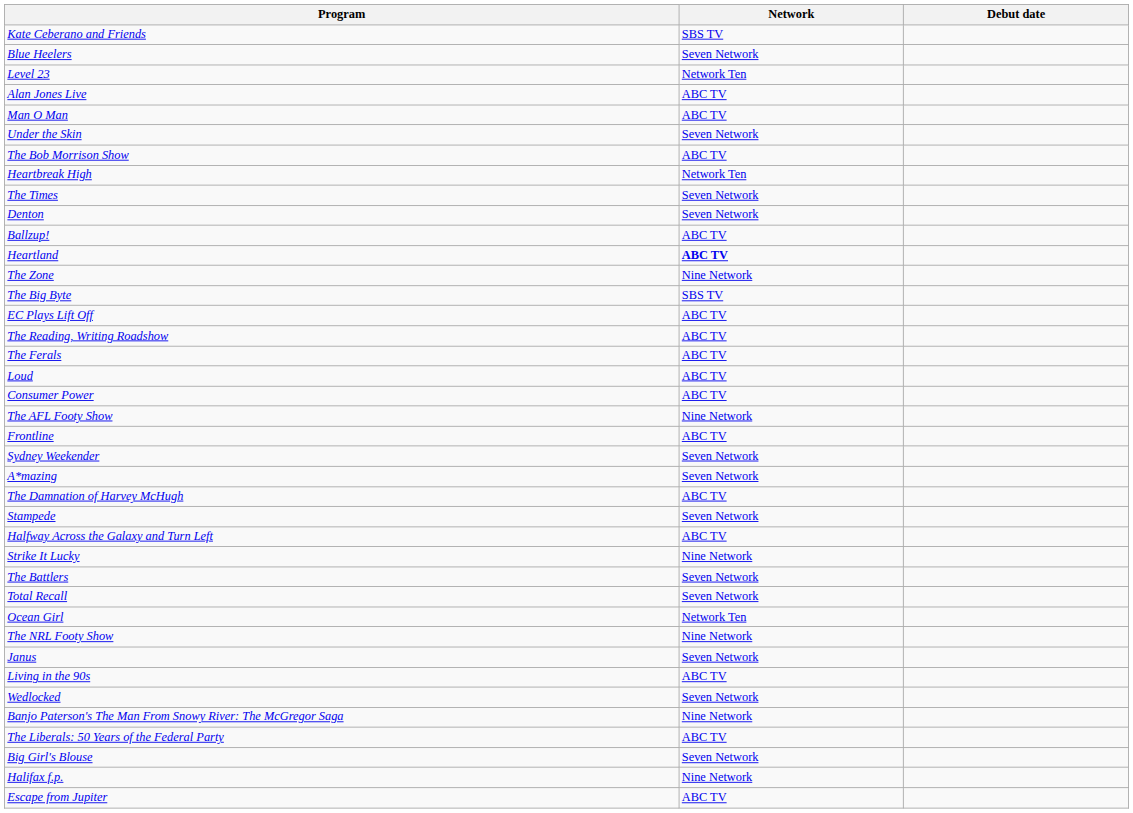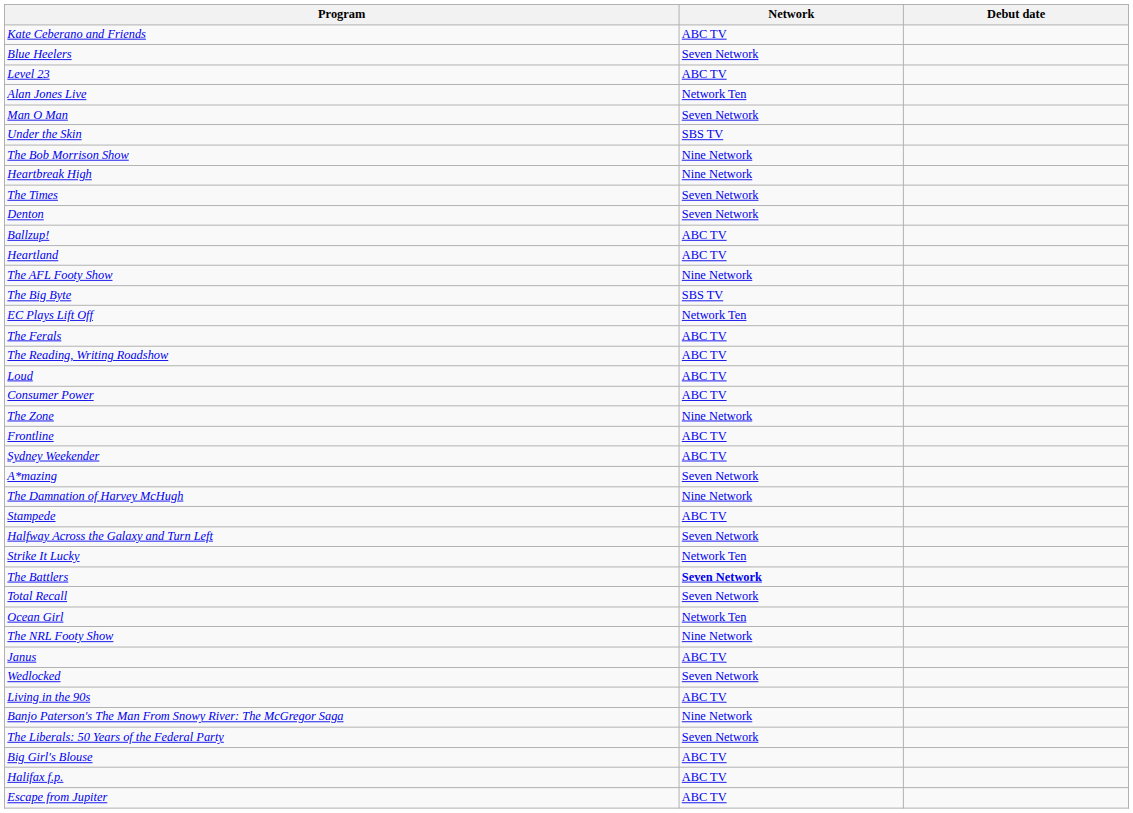(703, 34) SBS TV -> (704, 34) ABC TV
(714, 74) Network Ten -> (704, 74) ABC TV
(704, 94) ABC TV -> (714, 94) Network Ten
(704, 114) ABC TV -> (720, 114) Seven Network
(720, 134) Seven Network -> (703, 134) SBS TV
(704, 155) ABC TV -> (717, 155) Nine Network
(714, 175) Network Ten -> (717, 175) Nine Network
(705, 255) bold -> (704, 255) normal
rows swapped: (60, 416) <-> (31, 275)
(704, 315) ABC TV -> (714, 315) Network Ten
rows swapped: (88, 335) <-> (34, 355)
(720, 456) Seven Network -> (704, 456) ABC TV
(704, 496) ABC TV -> (717, 496) Nine Network
(720, 516) Seven Network -> (704, 516) ABC TV
(704, 536) ABC TV -> (720, 536) Seven Network
(717, 556) Nine Network -> (714, 556) Network Ten
(720, 576) normal -> (722, 576) bold
(720, 657) Seven Network -> (704, 657) ABC TV
rows swapped: (49, 677) <-> (34, 697)
(704, 737) ABC TV -> (720, 737) Seven Network
(720, 757) Seven Network -> (704, 757) ABC TV
(717, 777) Nine Network -> (704, 777) ABC TV
